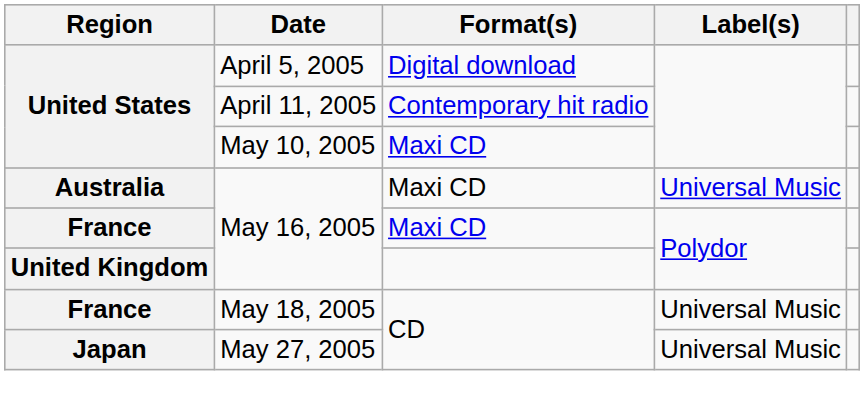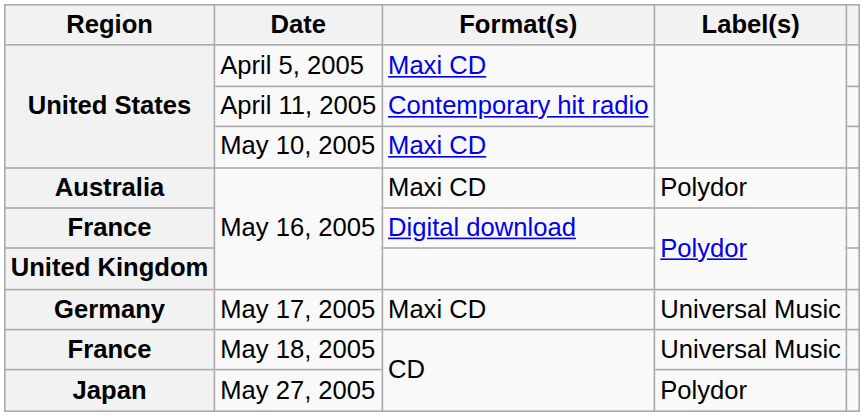(482, 65) Digital download -> (437, 65) Maxi CD
(751, 187) Universal Music -> (704, 187) Polydor
(437, 227) Maxi CD -> (482, 227) Digital download
+ row: (110, 308)
(751, 349) Universal Music -> (704, 390) Polydor
